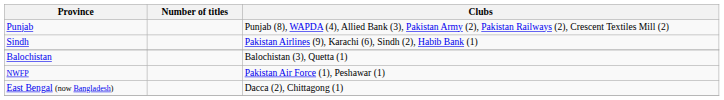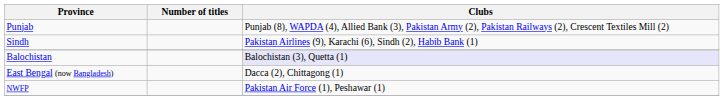(296, 57) no background -> (296, 57) lavender background
rows swapped: (60, 88) <-> (18, 73)
